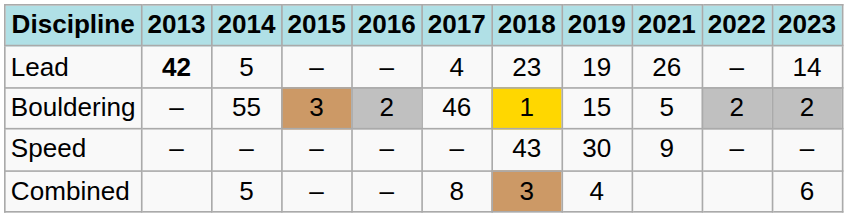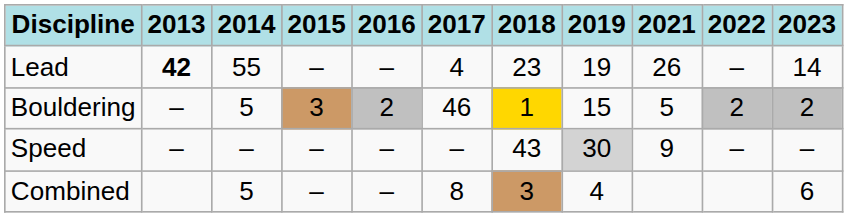(247, 66) 5 -> (247, 66) 55
(247, 107) 55 -> (247, 107) 5
(597, 149) no background -> (597, 149) lightgrey background
